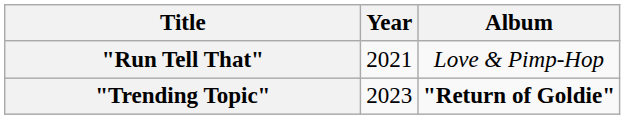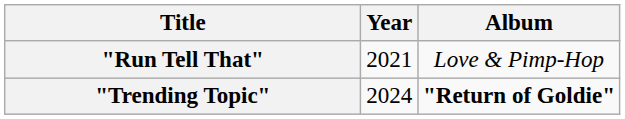(389, 95) 2023 -> (389, 95) 2024
